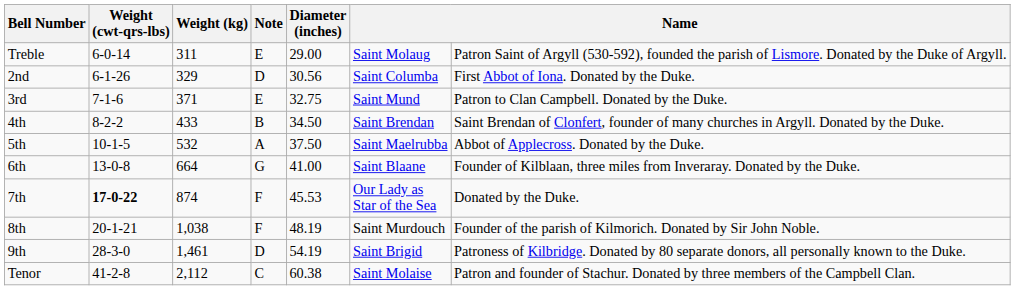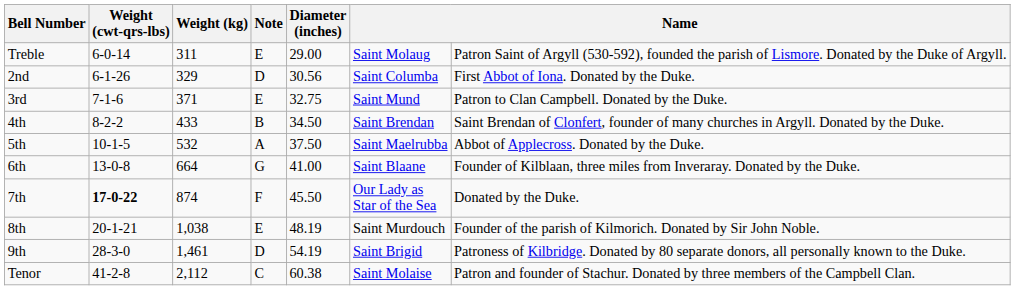(306, 197) 45.53 -> (306, 197) 45.50
(258, 228) F -> (259, 228) E
